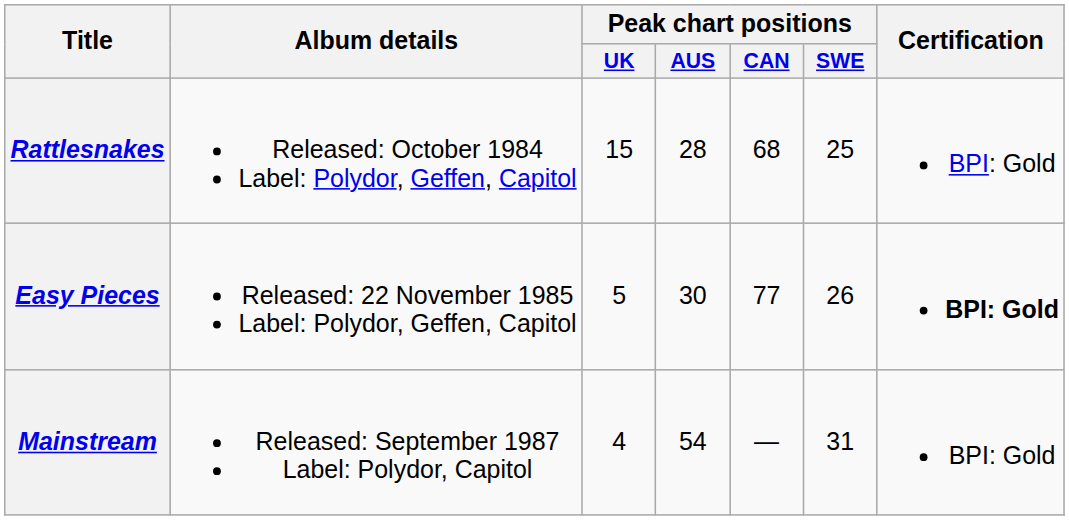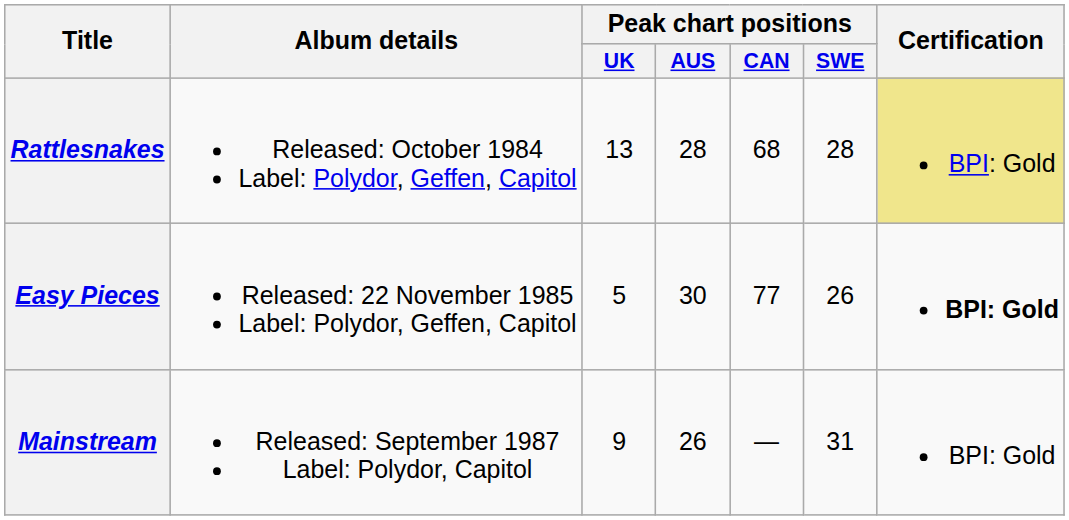(619, 150) 15 -> (619, 150) 13
(840, 150) 25 -> (840, 150) 28
(971, 165) no background -> (971, 165) khaki background
(619, 441) 4 -> (619, 441) 9
(693, 441) 54 -> (693, 441) 26
